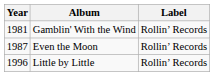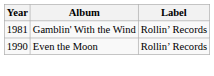(17, 46) 1987 -> (17, 46) 1990
- row: (64, 63)
